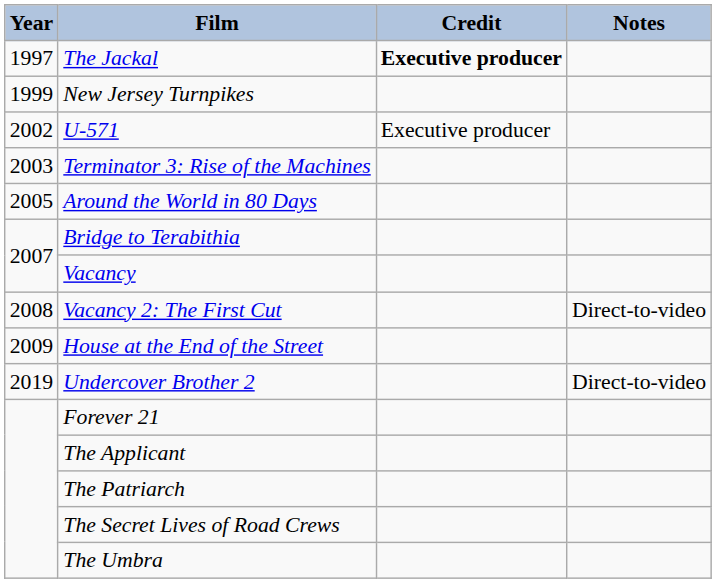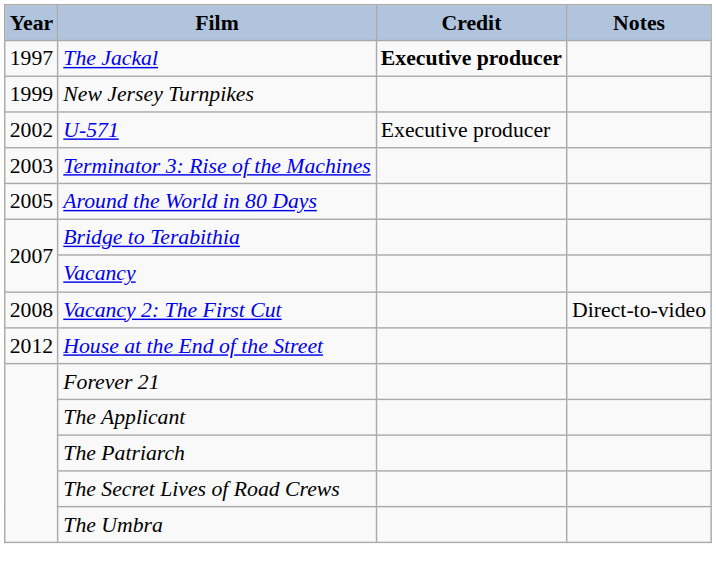(31, 345) 2009 -> (31, 345) 2012
- row: (159, 381)
